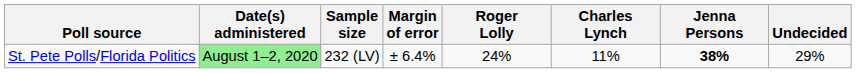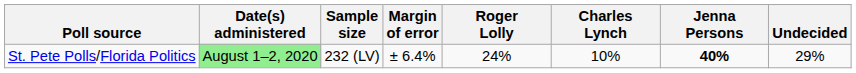(606, 56) 11% -> (606, 56) 10%
(714, 56) 38% -> (714, 56) 40%
